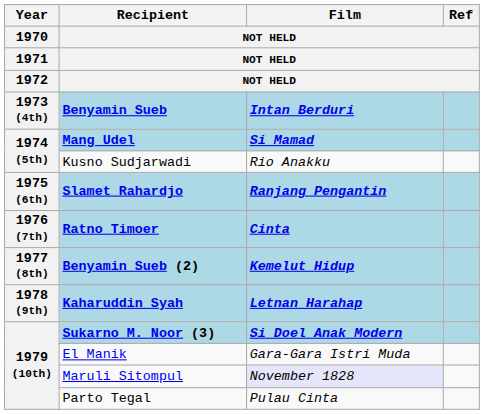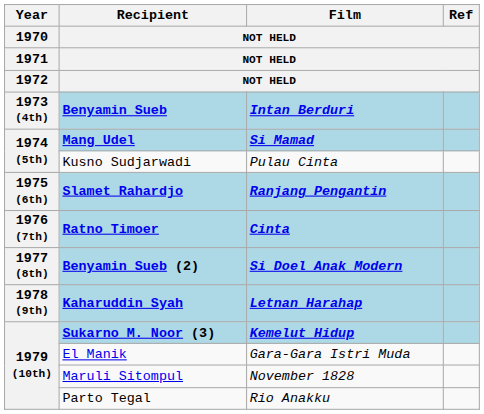(290, 162) Rio Anakku -> (294, 162) Pulau Cinta
(302, 266) Kemelut Hidup -> (326, 266) Si Doel Anak Modern
(326, 333) Si Doel Anak Modern -> (302, 333) Kemelut Hidup
(302, 376) lavender background -> (302, 376) no background
(294, 398) Pulau Cinta -> (290, 398) Rio Anakku
